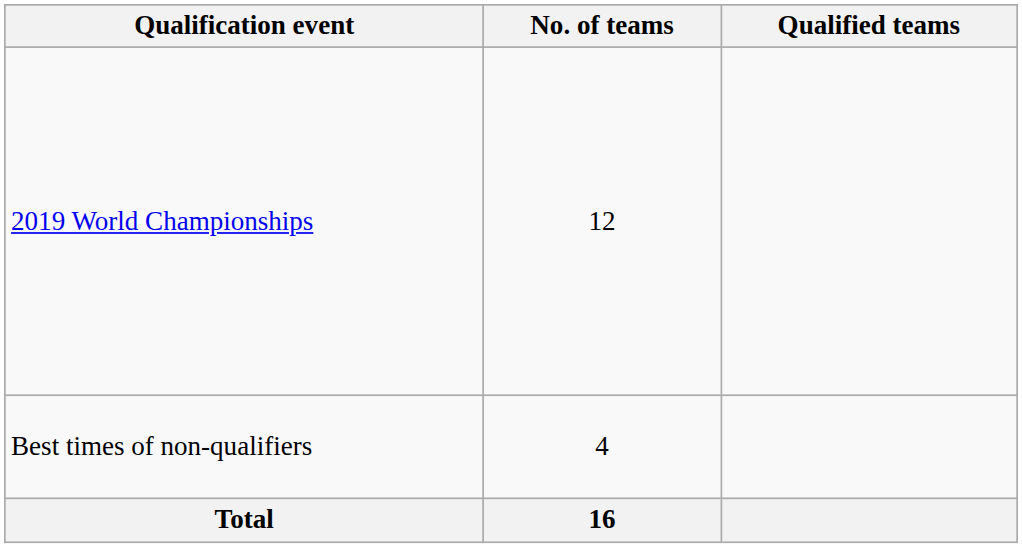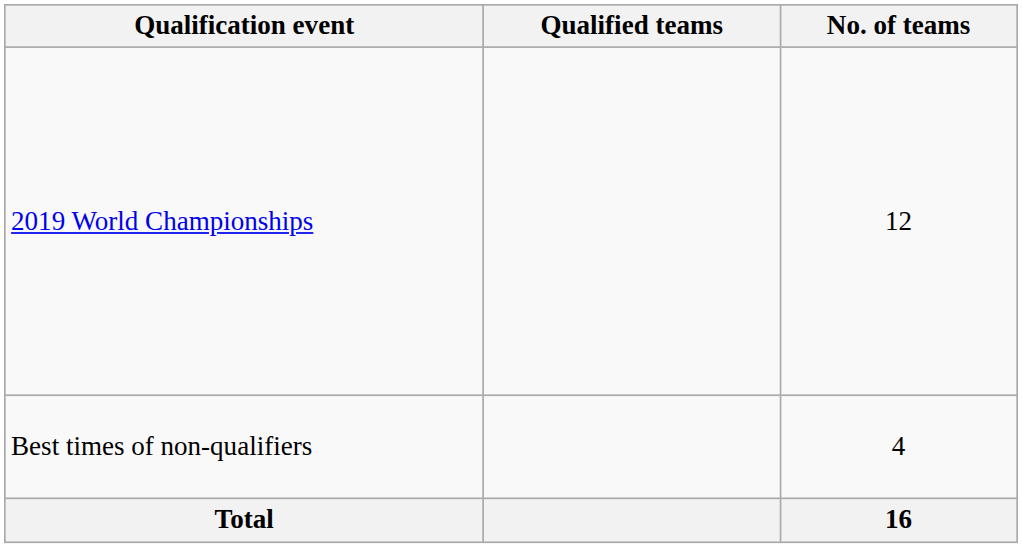columns swapped: (602, 25) <-> (869, 25)
